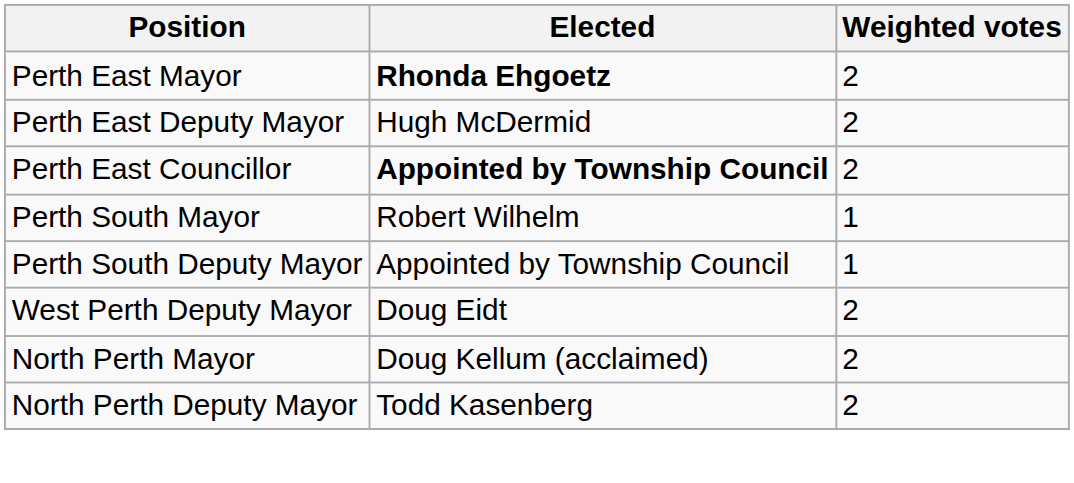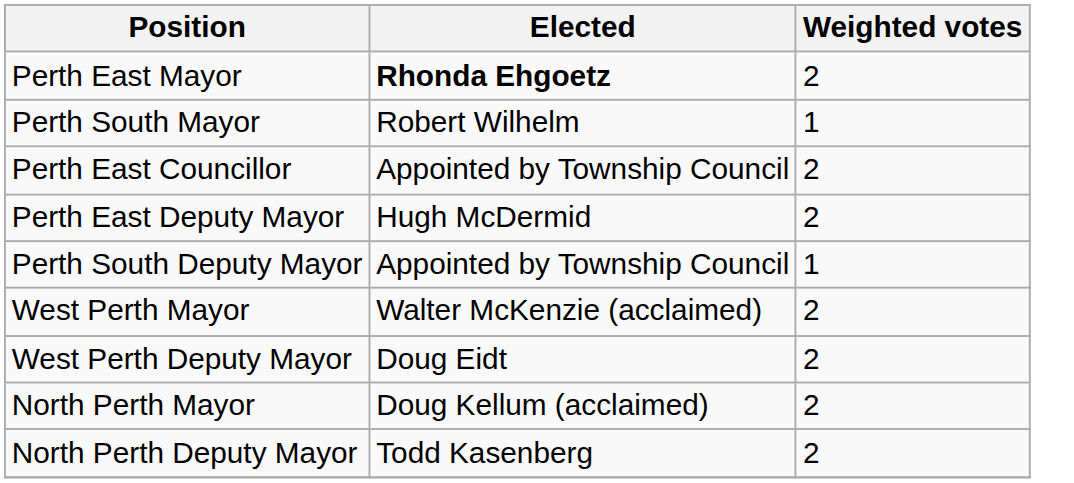rows swapped: (178, 122) <-> (136, 216)
(602, 169) bold -> (583, 169) normal
+ row: (131, 311)
